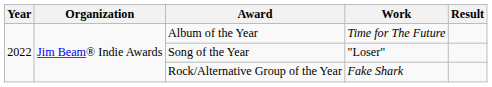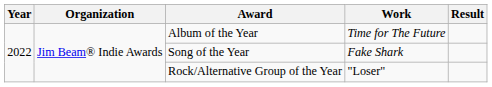(366, 52) "Loser" -> (375, 52) Fake Shark
(375, 71) Fake Shark -> (366, 71) "Loser"
